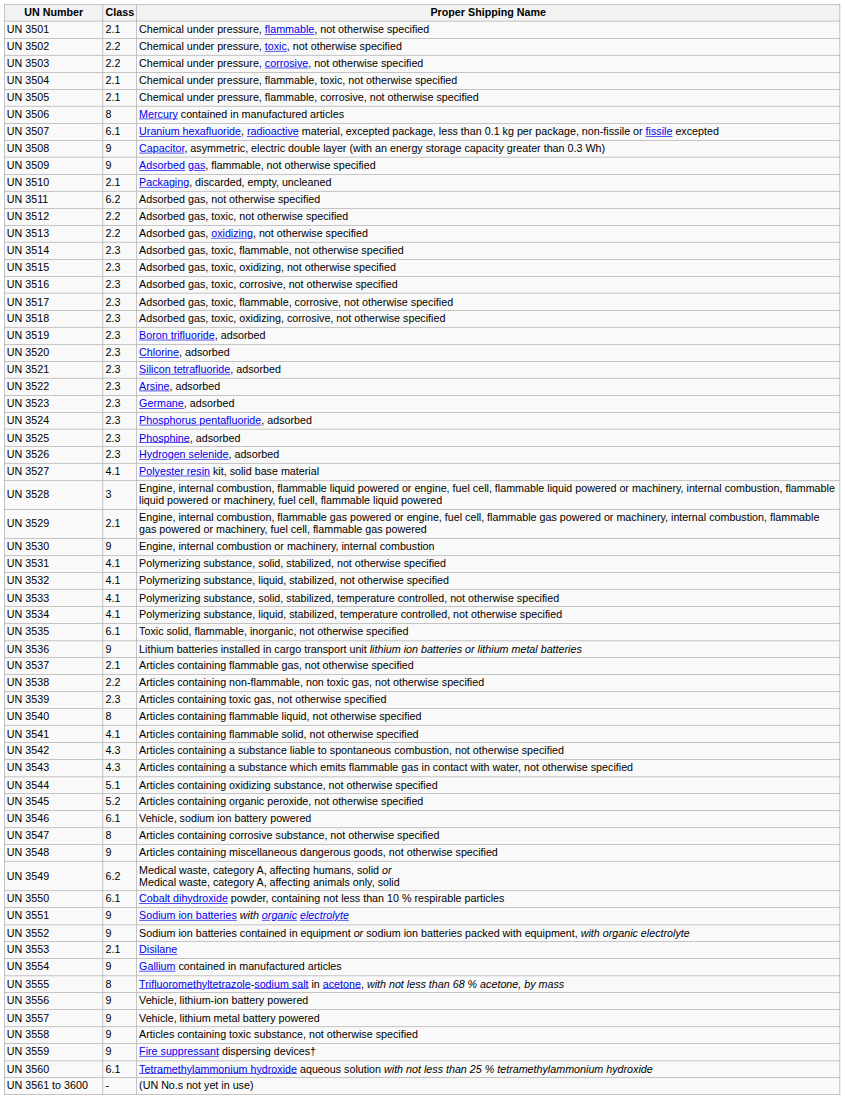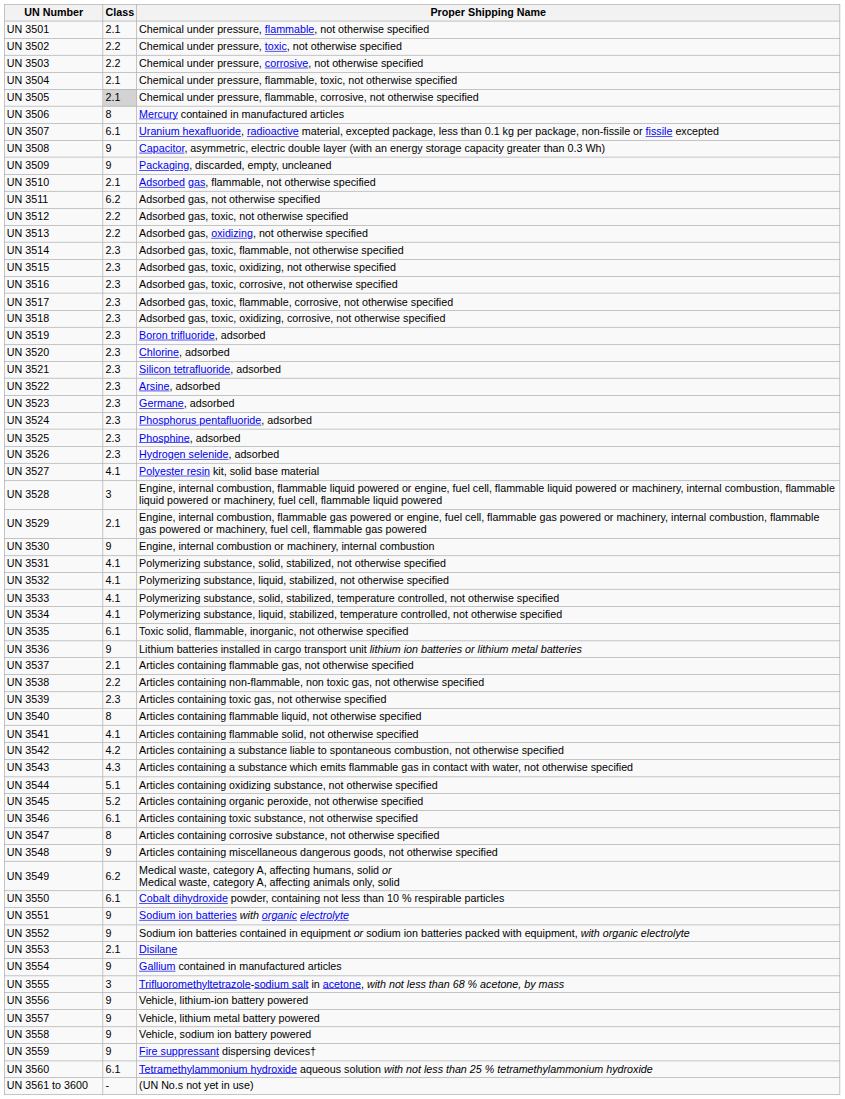(113, 98) no background -> (113, 98) lightgrey background
(257, 166) Adsorbed gas, flammable, not otherwise specified -> (235, 166) Packaging, discarded, empty, uncleaned
(235, 183) Packaging, discarded, empty, uncleaned -> (257, 183) Adsorbed gas, flammable, not otherwise specified
(113, 751) 4.3 -> (113, 751) 4.2
(225, 819) Vehicle, sodium ion battery powered -> (279, 819) Articles containing toxic substance, not otherwise specified
(109, 984) 8 -> (109, 984) 3
(279, 1035) Articles containing toxic substance, not otherwise specified -> (225, 1035) Vehicle, sodium ion battery powered
